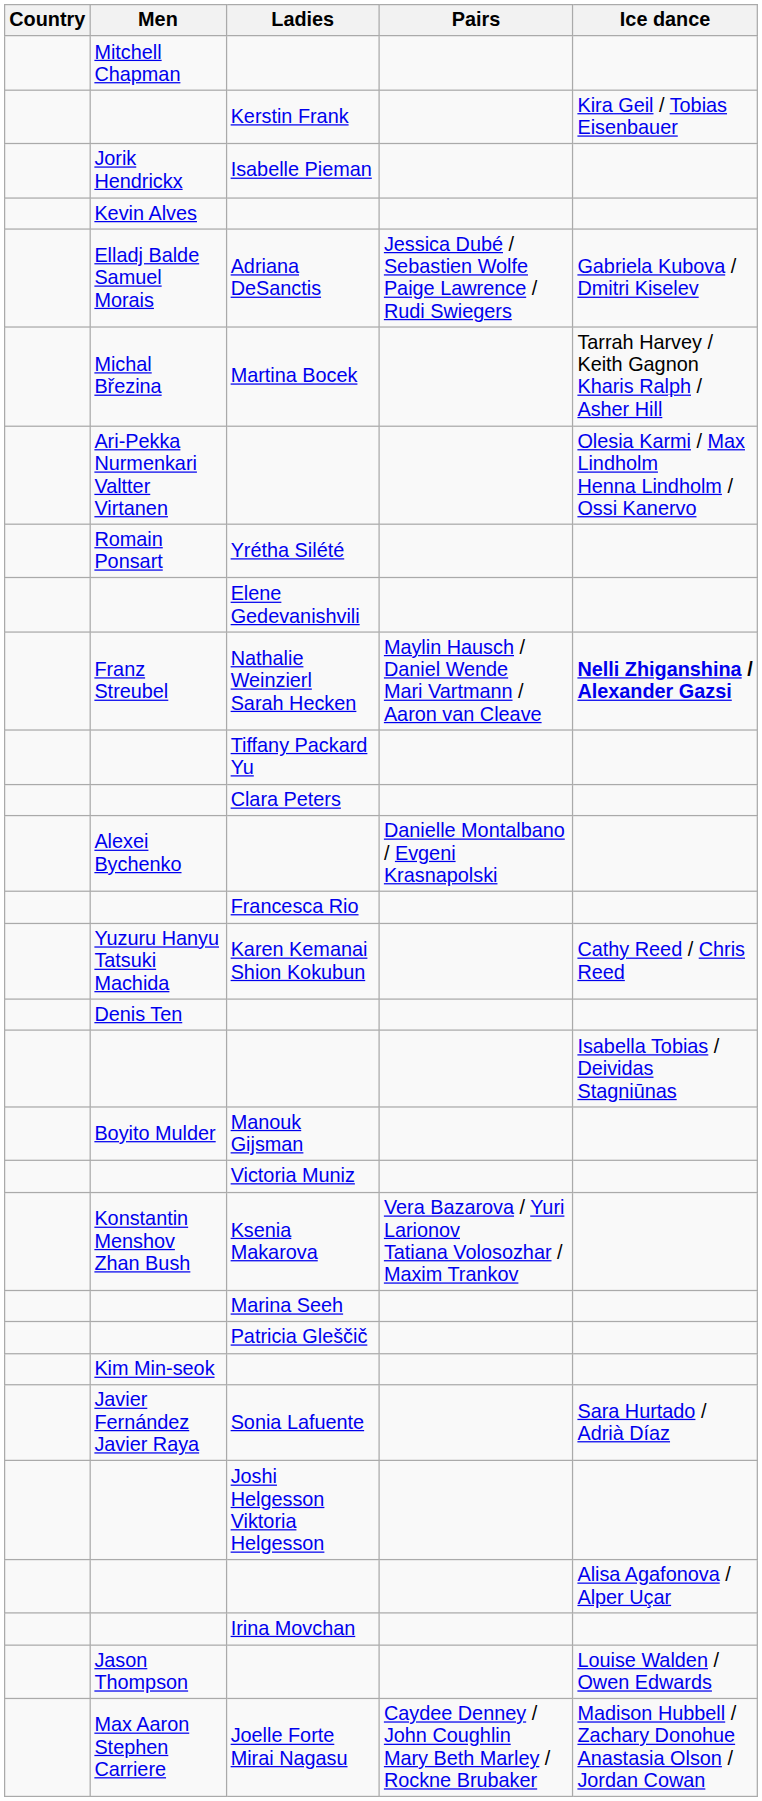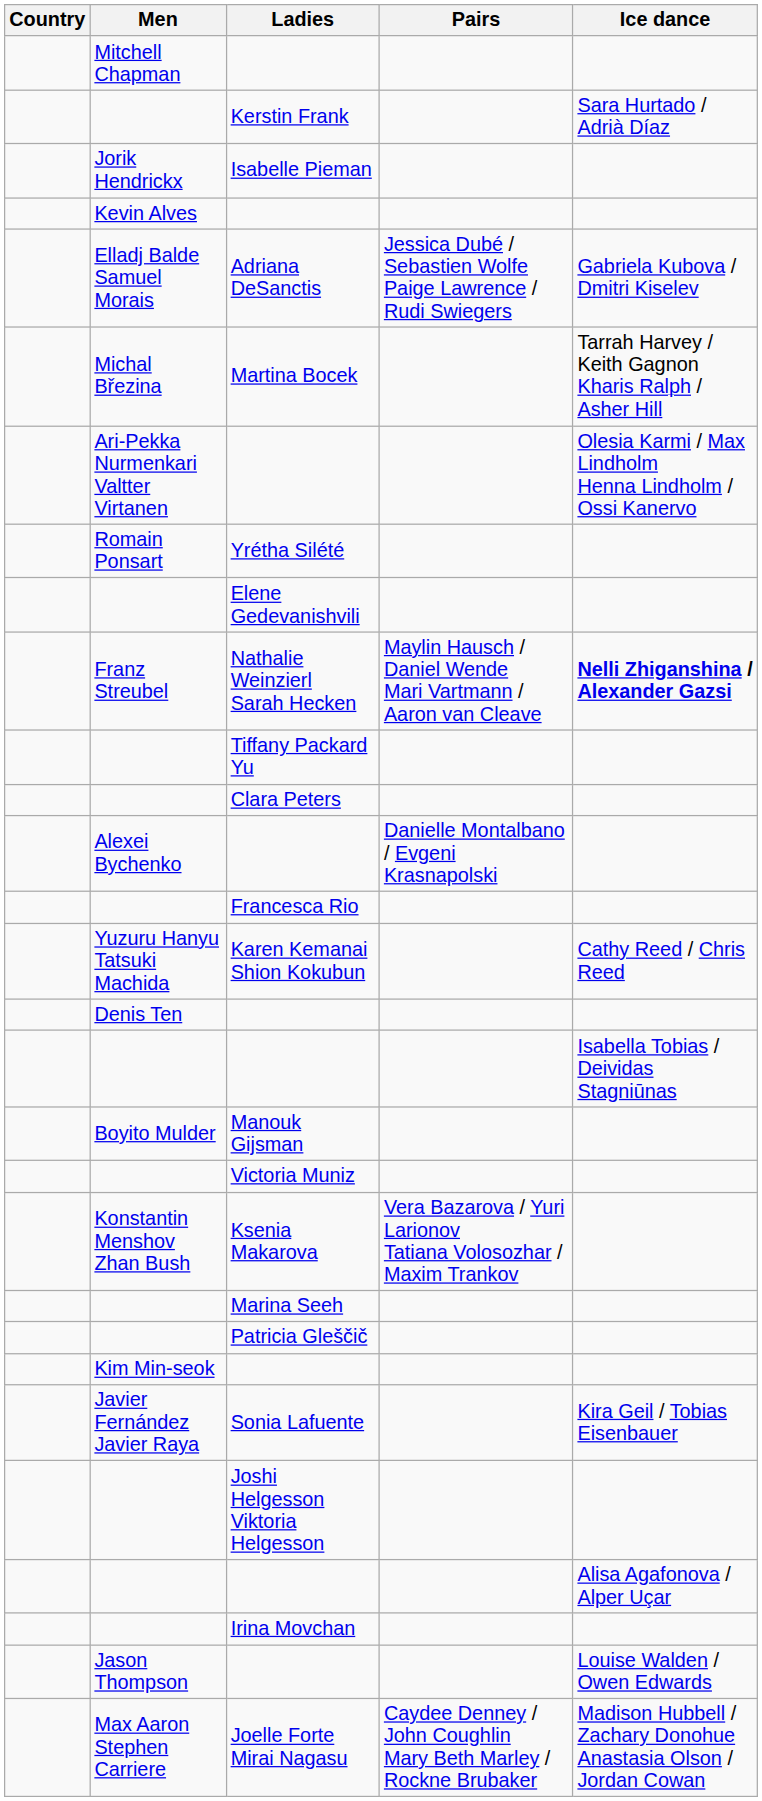(652, 116) Kira Geil / Tobias Eisenbauer -> (642, 116) Sara Hurtado / Adrià Díaz
(642, 1422) Sara Hurtado / Adrià Díaz -> (652, 1422) Kira Geil / Tobias Eisenbauer
